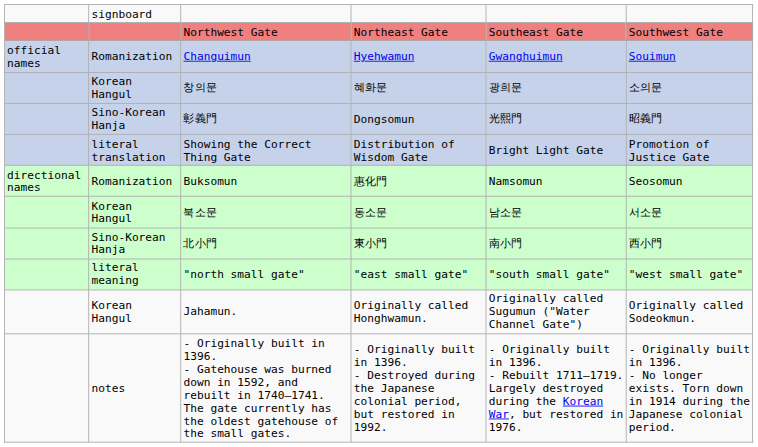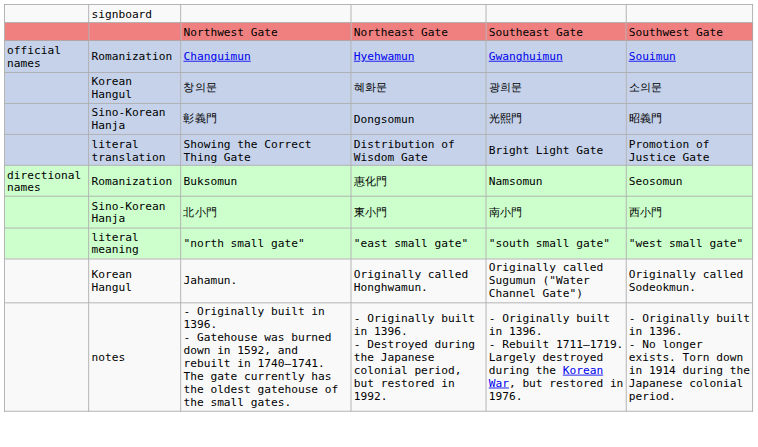- row: (200, 212)
